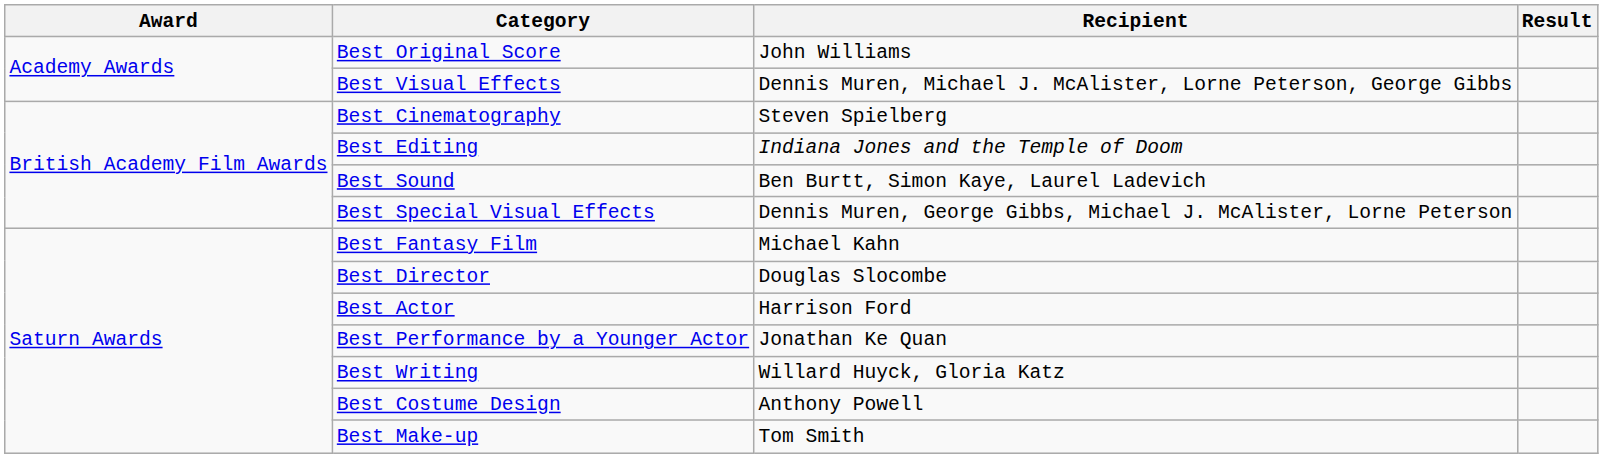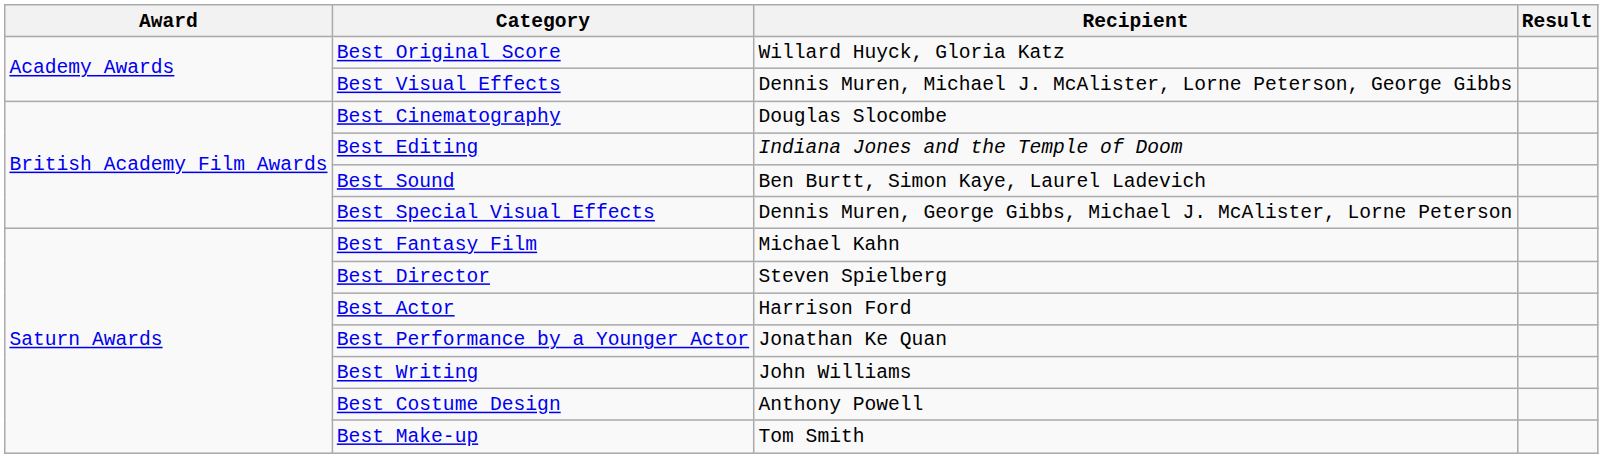(835, 53) John Williams -> (912, 53) Willard Huyck, Gloria Katz
(853, 117) Steven Spielberg -> (853, 117) Douglas Slocombe
(853, 277) Douglas Slocombe -> (853, 277) Steven Spielberg
(912, 373) Willard Huyck, Gloria Katz -> (835, 373) John Williams
